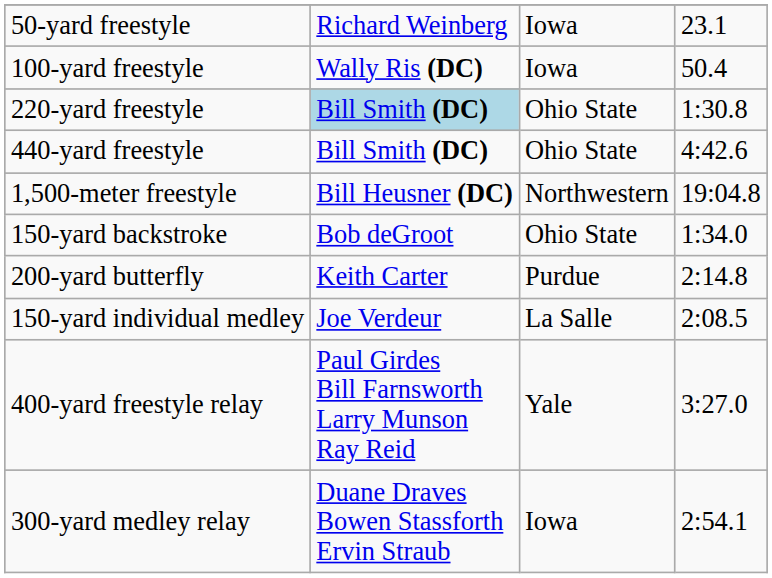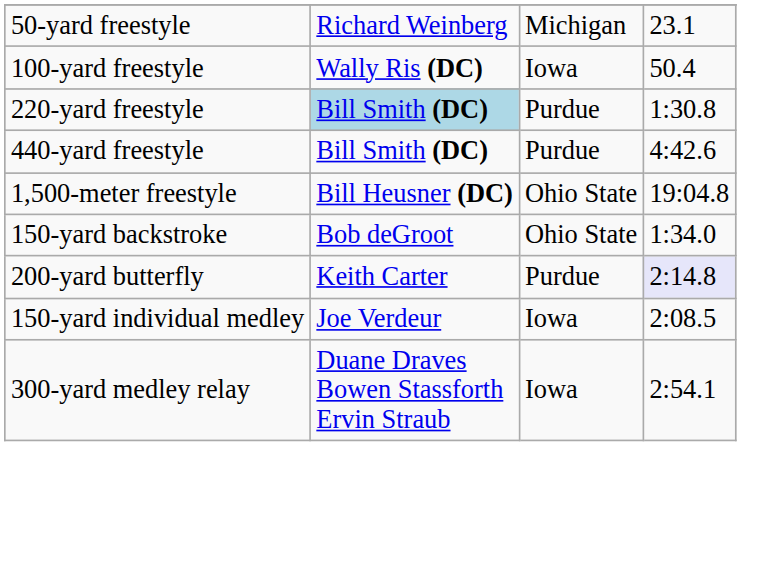(551, 25) Iowa -> (576, 25) Michigan
(581, 109) Ohio State -> (562, 109) Purdue
(581, 151) Ohio State -> (562, 151) Purdue
(597, 192) Northwestern -> (581, 192) Ohio State
(714, 276) no background -> (683, 276) lavender background
(569, 318) La Salle -> (551, 318) Iowa
- row: (137, 404)
